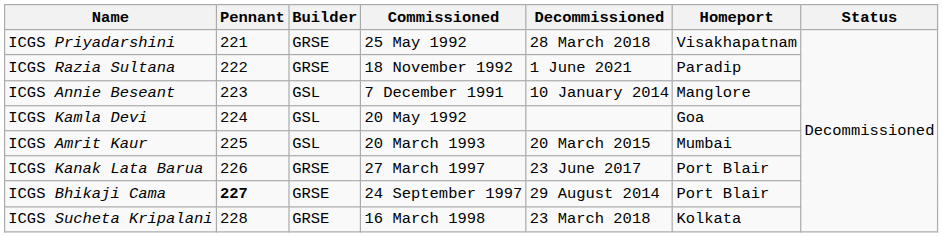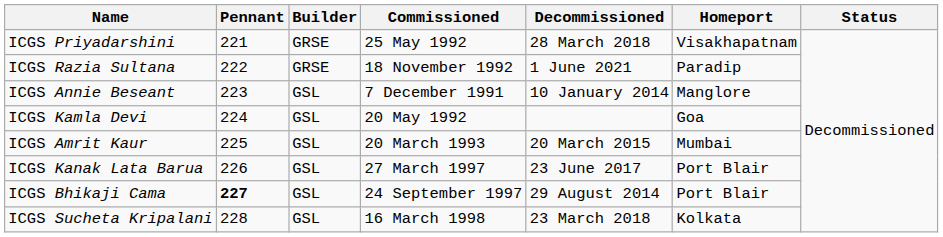(311, 168) GRSE -> (306, 168) GSL
(311, 194) GRSE -> (306, 194) GSL
(311, 219) GRSE -> (306, 219) GSL
